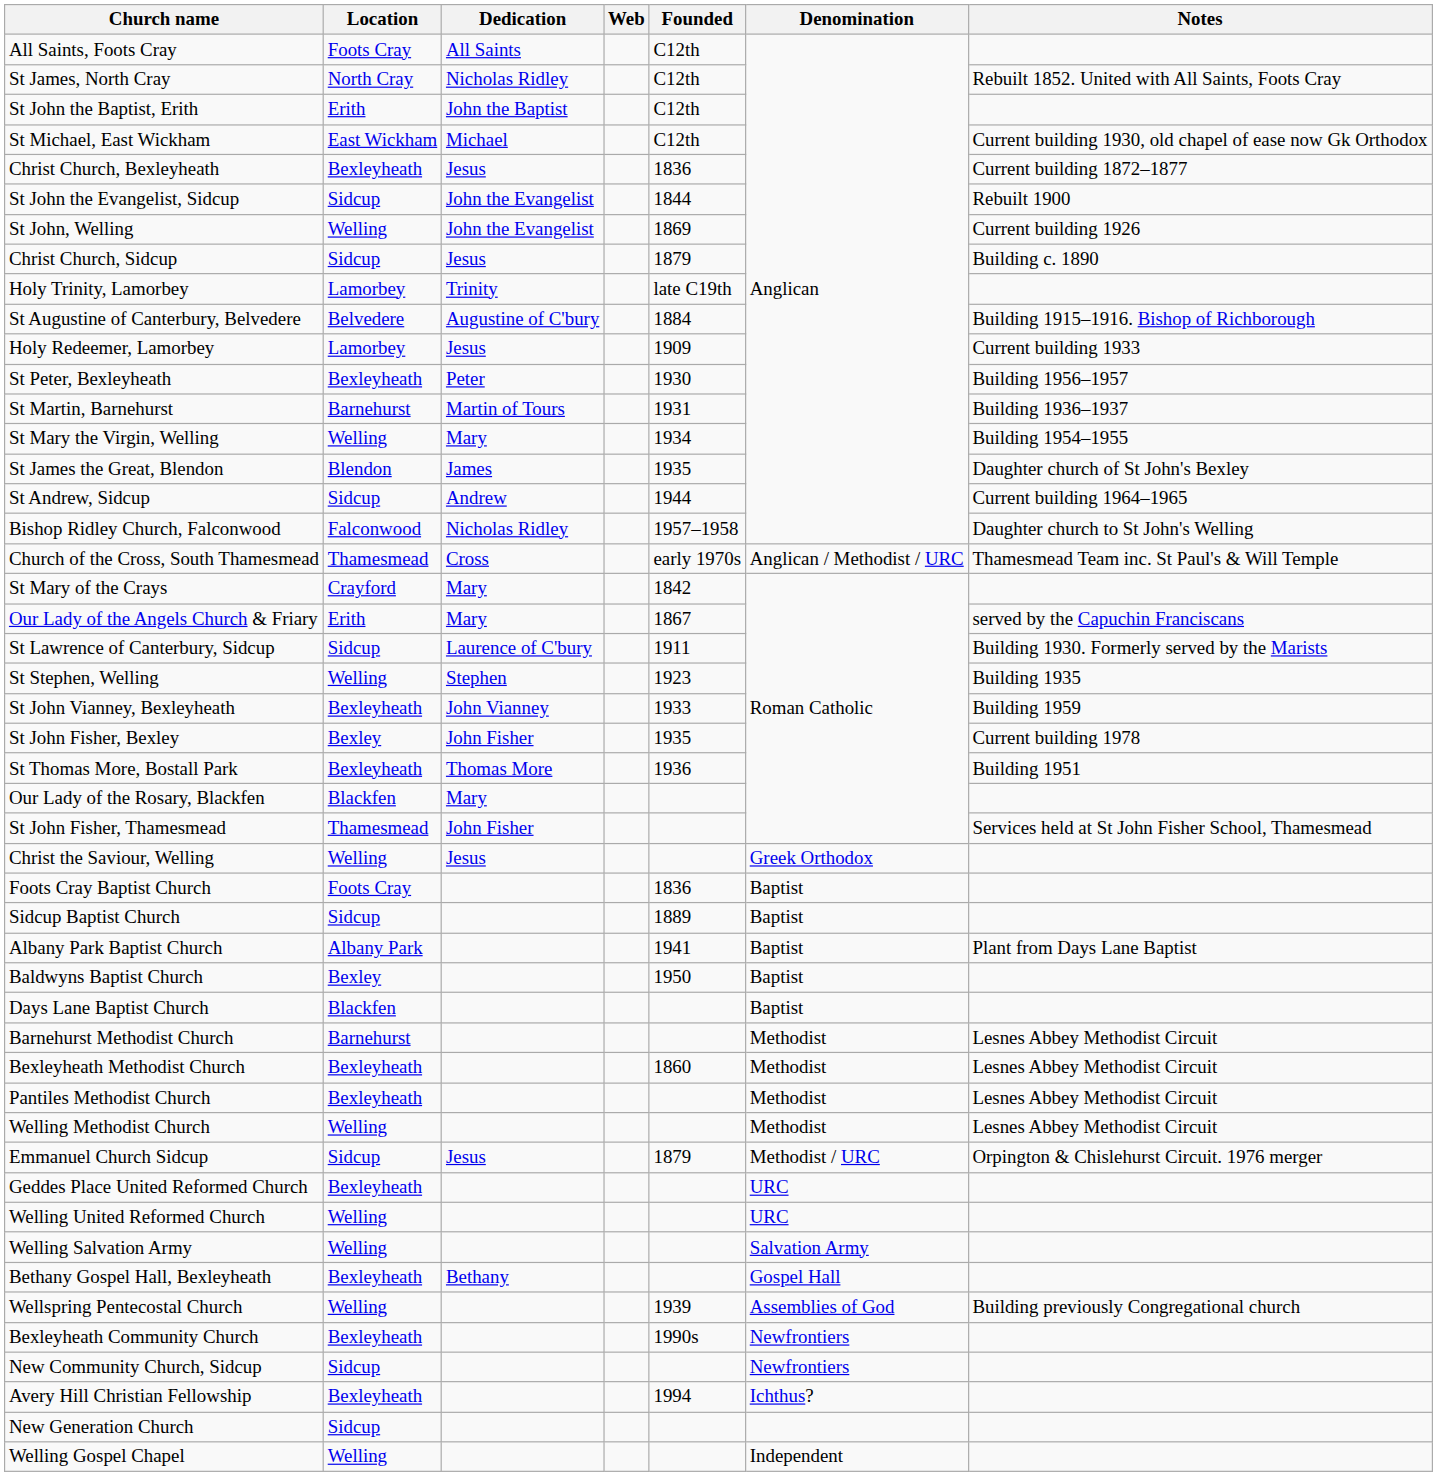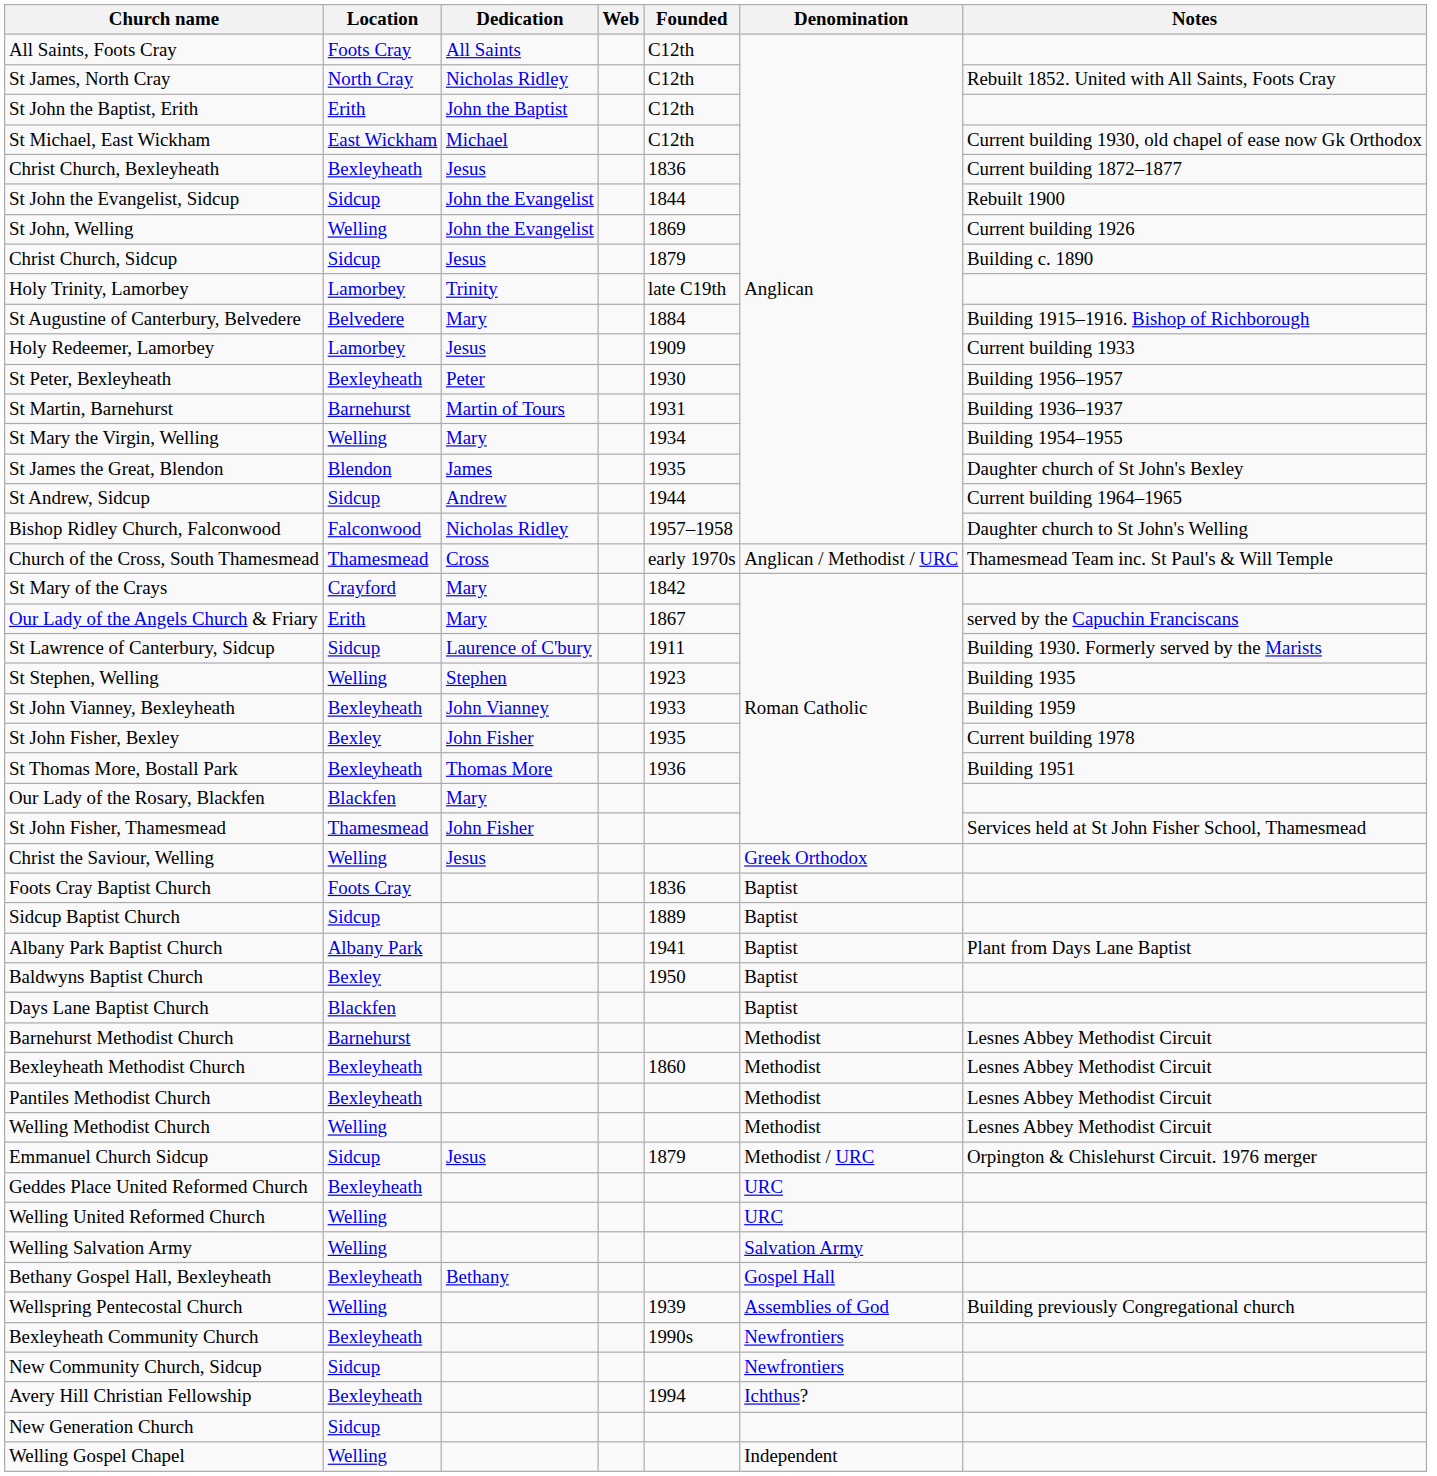(523, 318) Augustine of C'bury -> (466, 318) Mary
